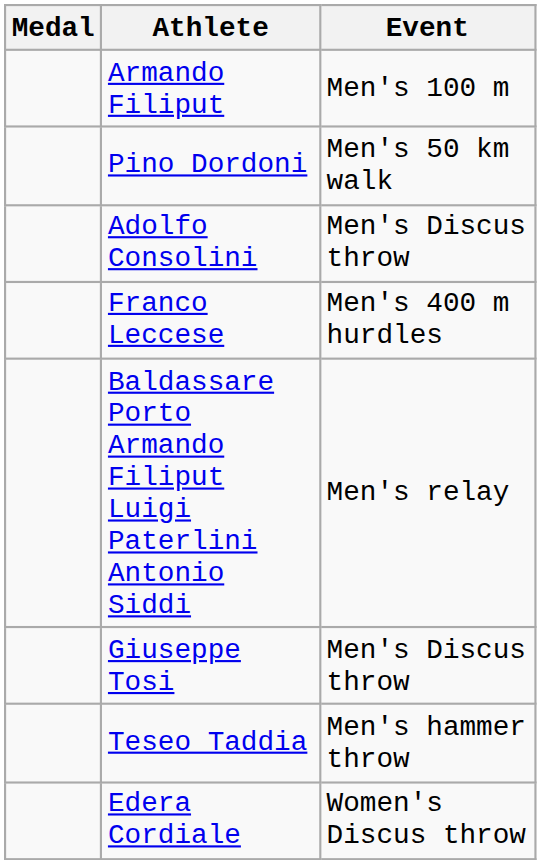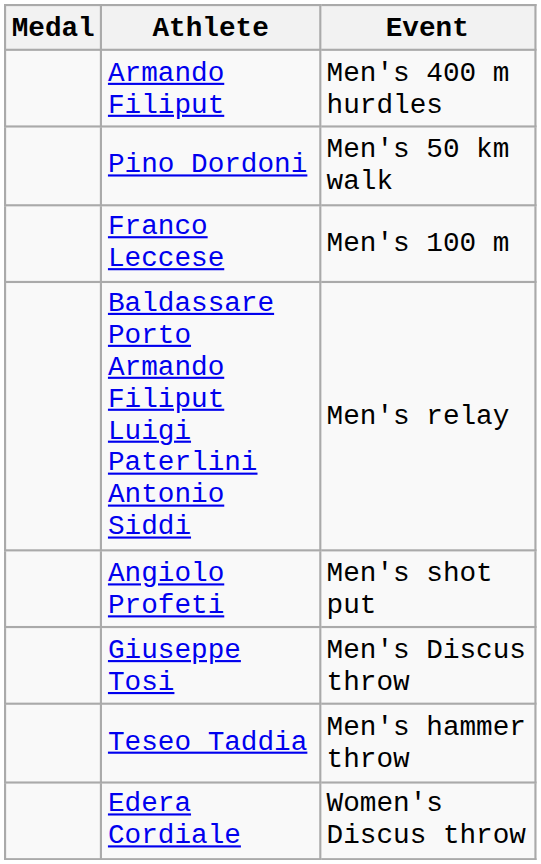(418, 89) Men's 100 m -> (418, 89) Men's 400 m hurdles
- row: (183, 243)
(418, 320) Men's 400 m hurdles -> (418, 243) Men's 100 m
+ row: (166, 589)
